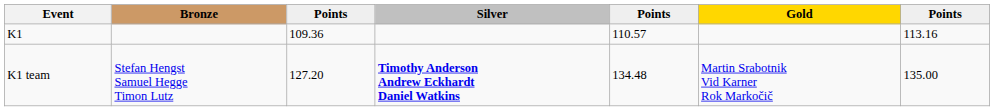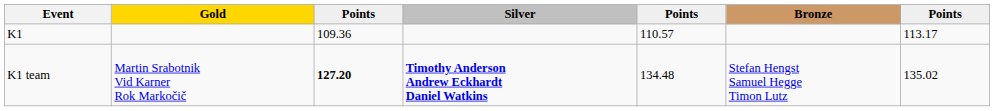columns swapped: (799, 14) <-> (199, 14)
(920, 34) 113.16 -> (920, 34) 113.17
(306, 75) normal -> (334, 75) bold
(921, 75) 135.00 -> (921, 75) 135.02
